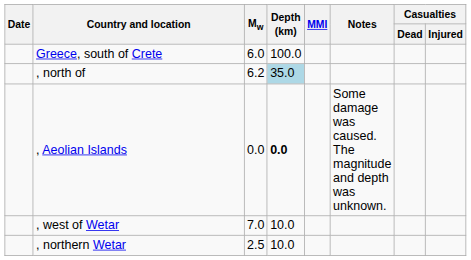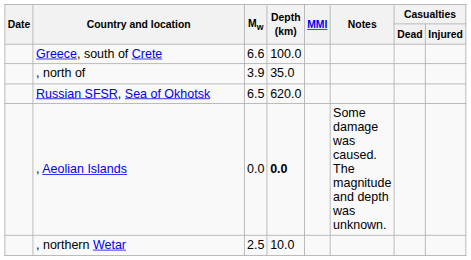(256, 53) 6.0 -> (256, 53) 6.6
(256, 73) 6.2 -> (256, 73) 3.9
(282, 73) lightblue background -> (282, 73) no background
+ row: (123, 93)
- row: (78, 225)
